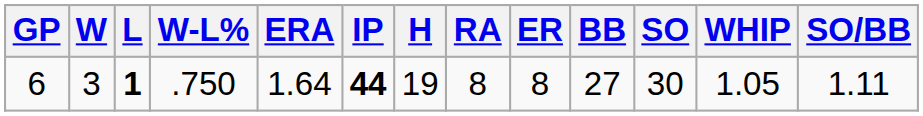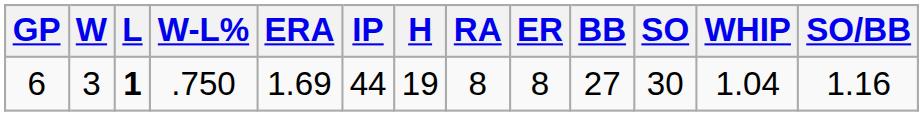(299, 83) 1.64 -> (299, 83) 1.69
(368, 83) bold -> (368, 83) normal
(748, 83) 1.05 -> (748, 83) 1.04
(859, 83) 1.11 -> (859, 83) 1.16
